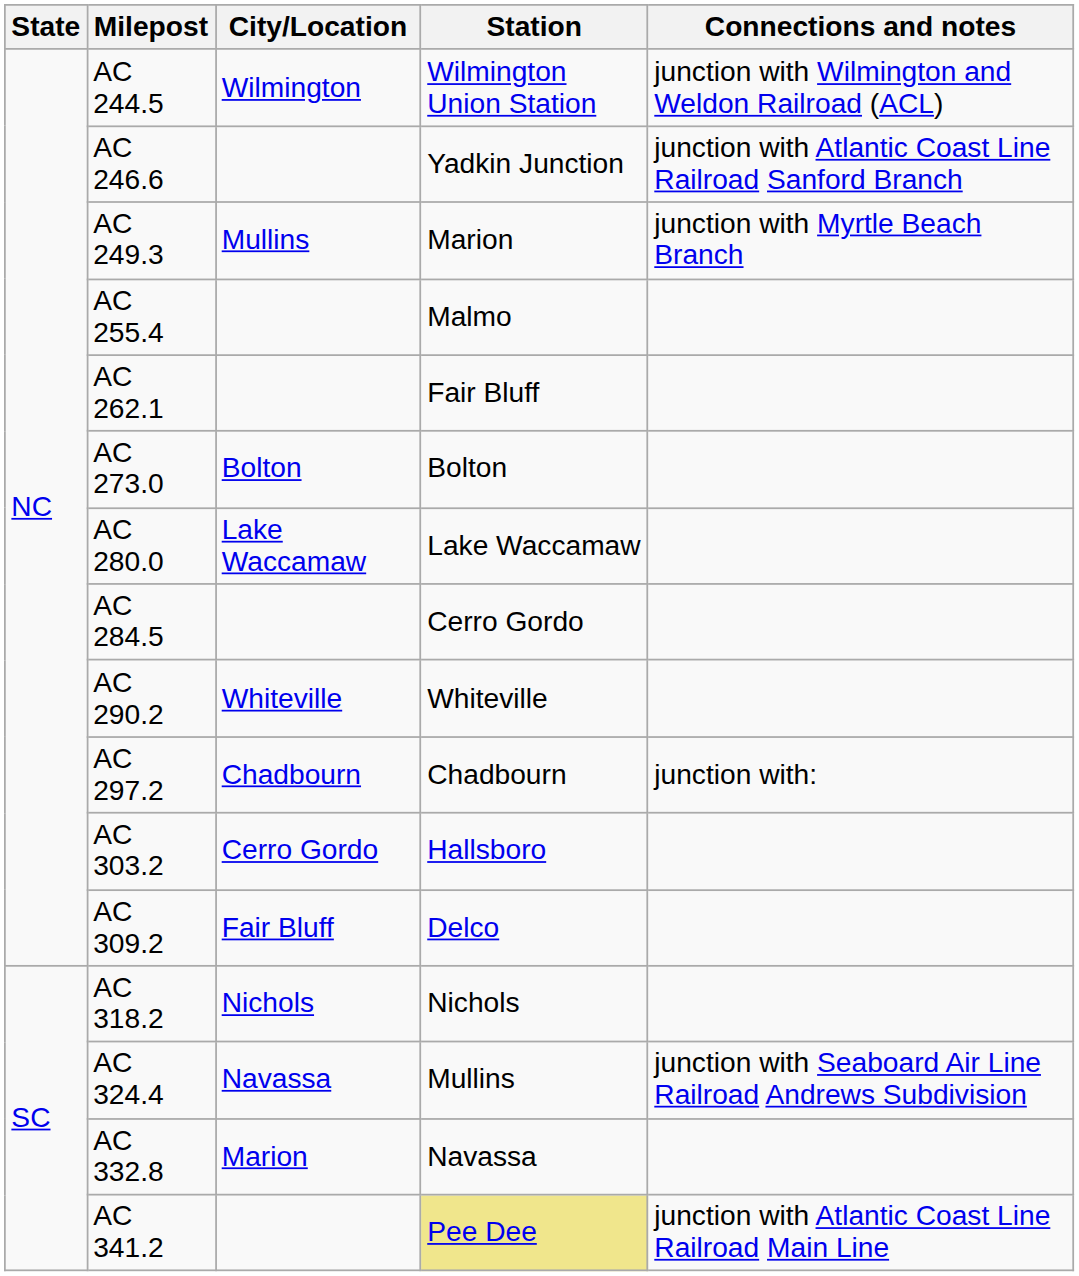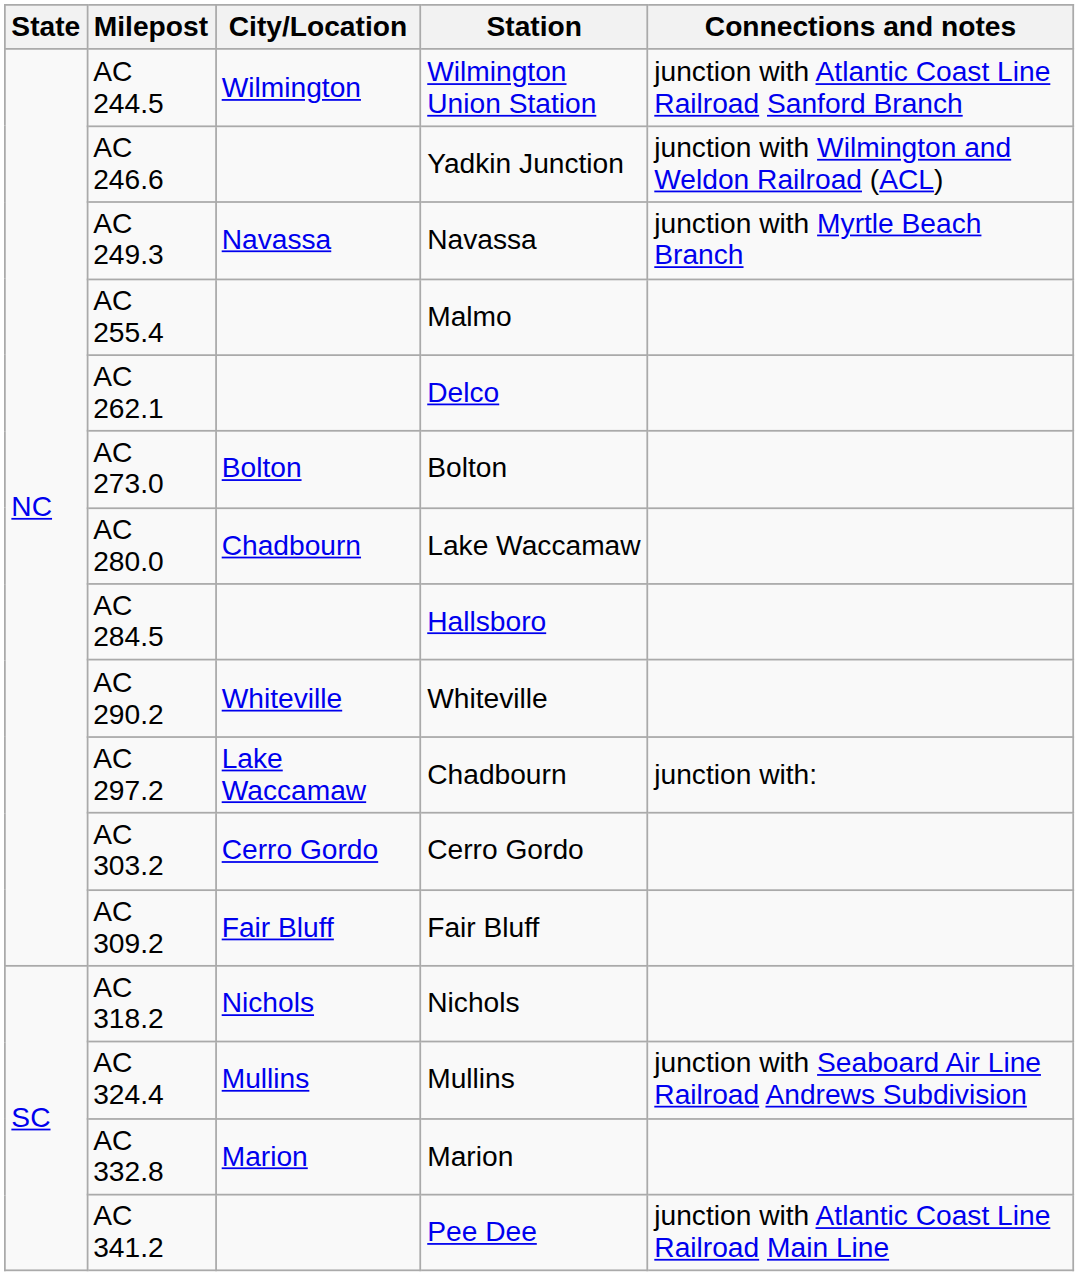(833, 87) junction with Wilmington and Weldon Railroad (ACL) -> (852, 87) junction with Atlantic Coast Line Railroad Sanford Branch
(852, 163) junction with Atlantic Coast Line Railroad Sanford Branch -> (833, 163) junction with Wilmington and Weldon Railroad (ACL)
(266, 240) Mullins -> (276, 240) Navassa
(470, 240) Marion -> (482, 240) Navassa
(483, 392) Fair Bluff -> (463, 392) Delco
(294, 545) Lake Waccamaw -> (291, 545) Chadbourn
(505, 621) Cerro Gordo -> (487, 621) Hallsboro
(291, 774) Chadbourn -> (294, 774) Lake Waccamaw
(487, 850) Hallsboro -> (505, 850) Cerro Gordo
(463, 927) Delco -> (483, 927) Fair Bluff
(276, 1079) Navassa -> (266, 1079) Mullins
(482, 1156) Navassa -> (470, 1156) Marion
(482, 1232) khaki background -> (482, 1232) no background
